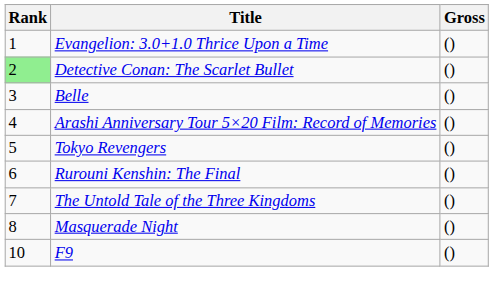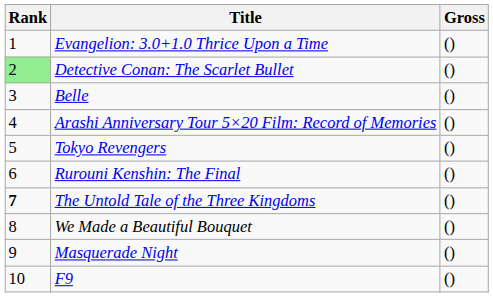(13, 200) normal -> (13, 200) bold
+ row: (153, 226)
(13, 226) 8 -> (13, 252) 9
